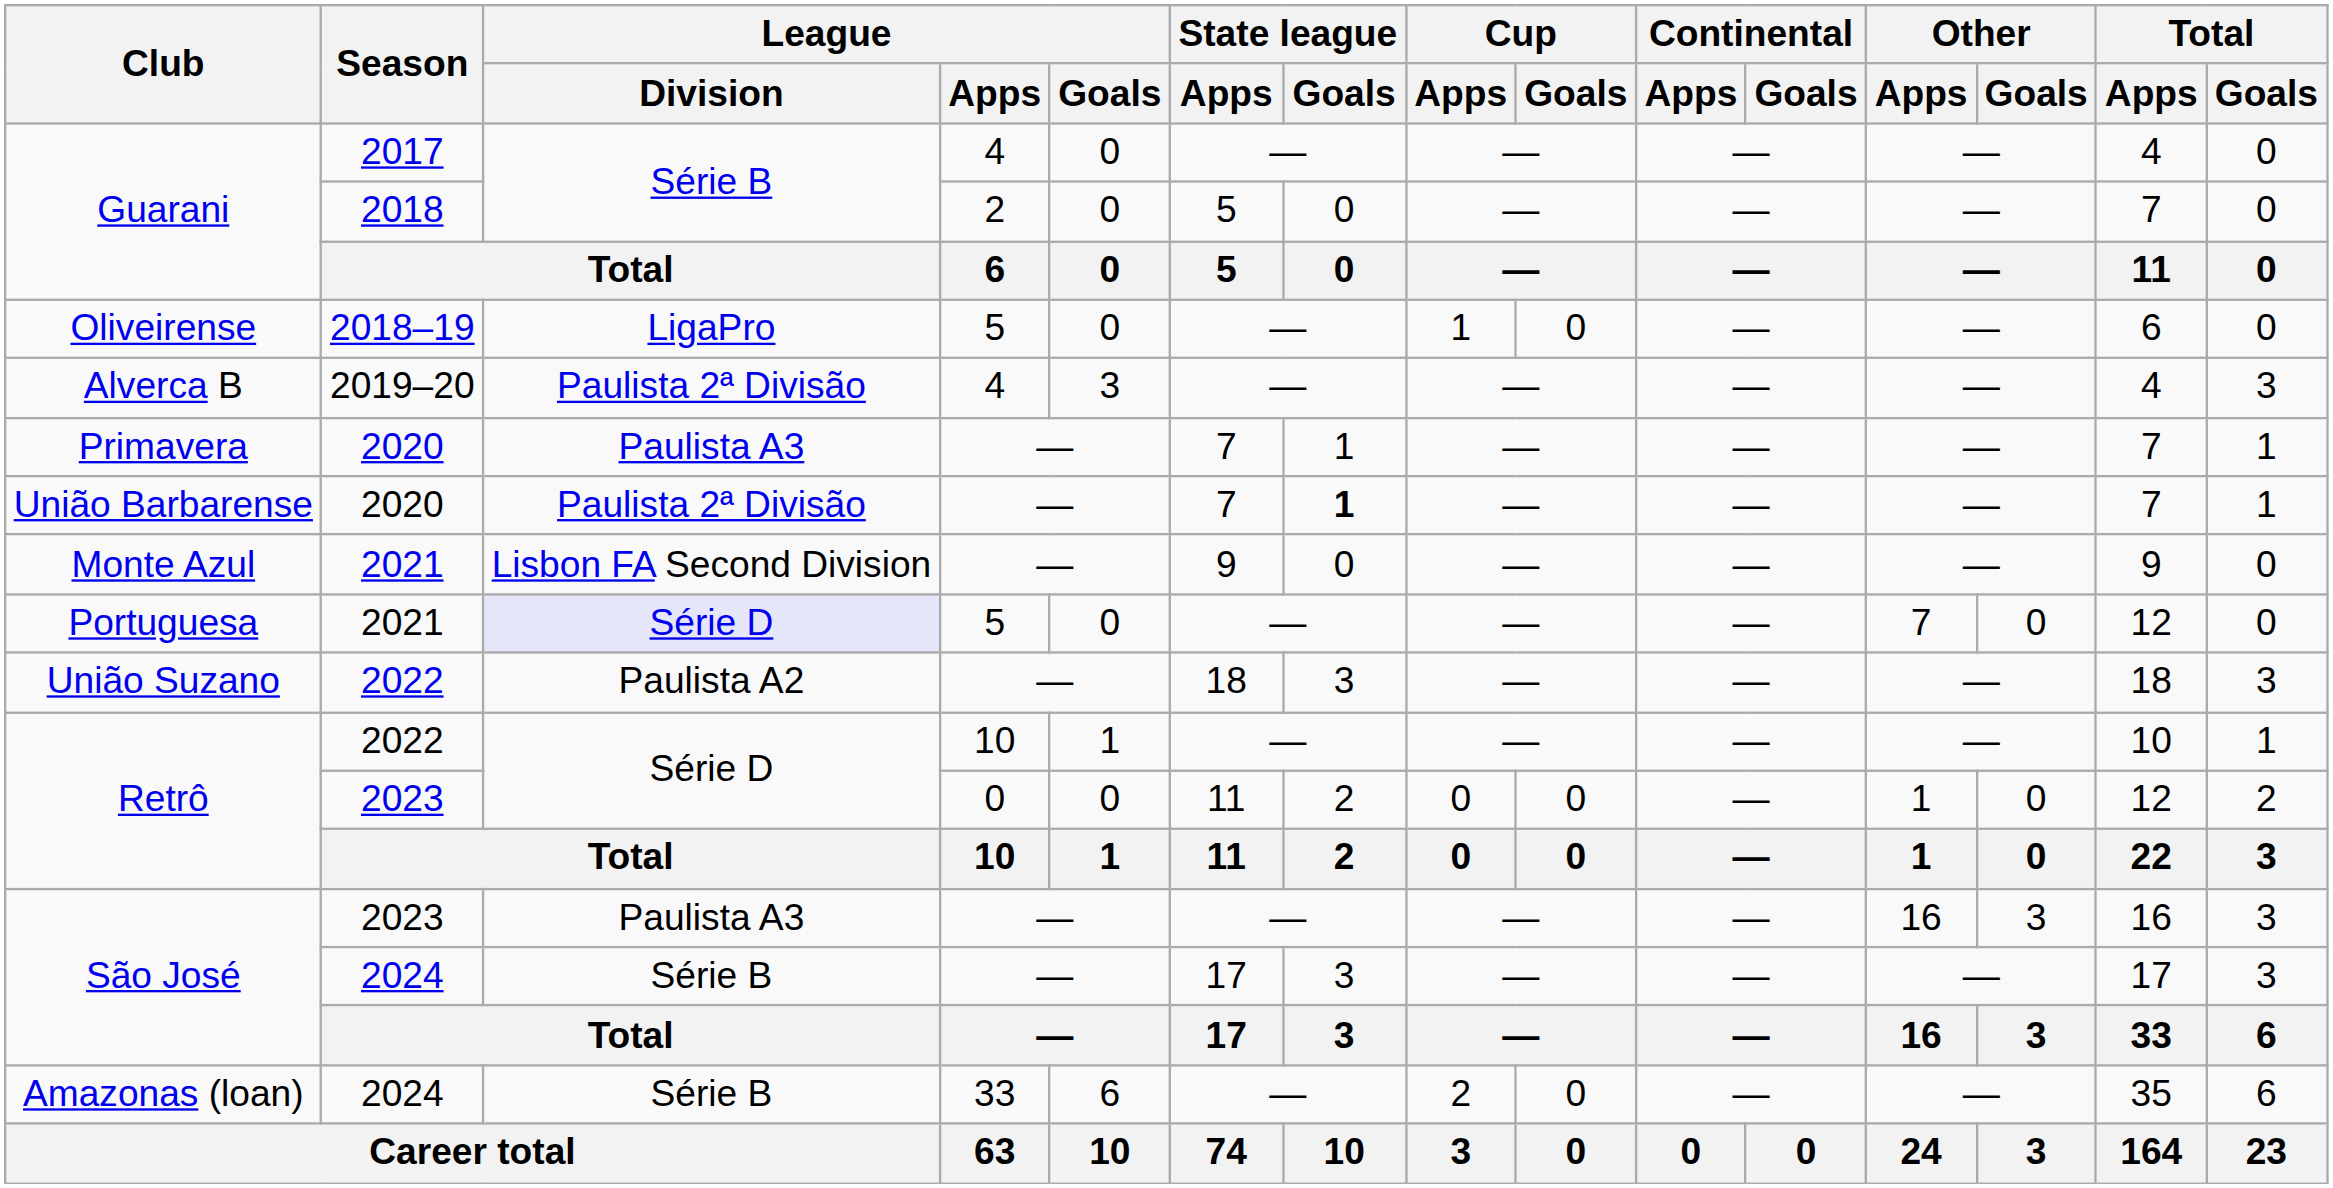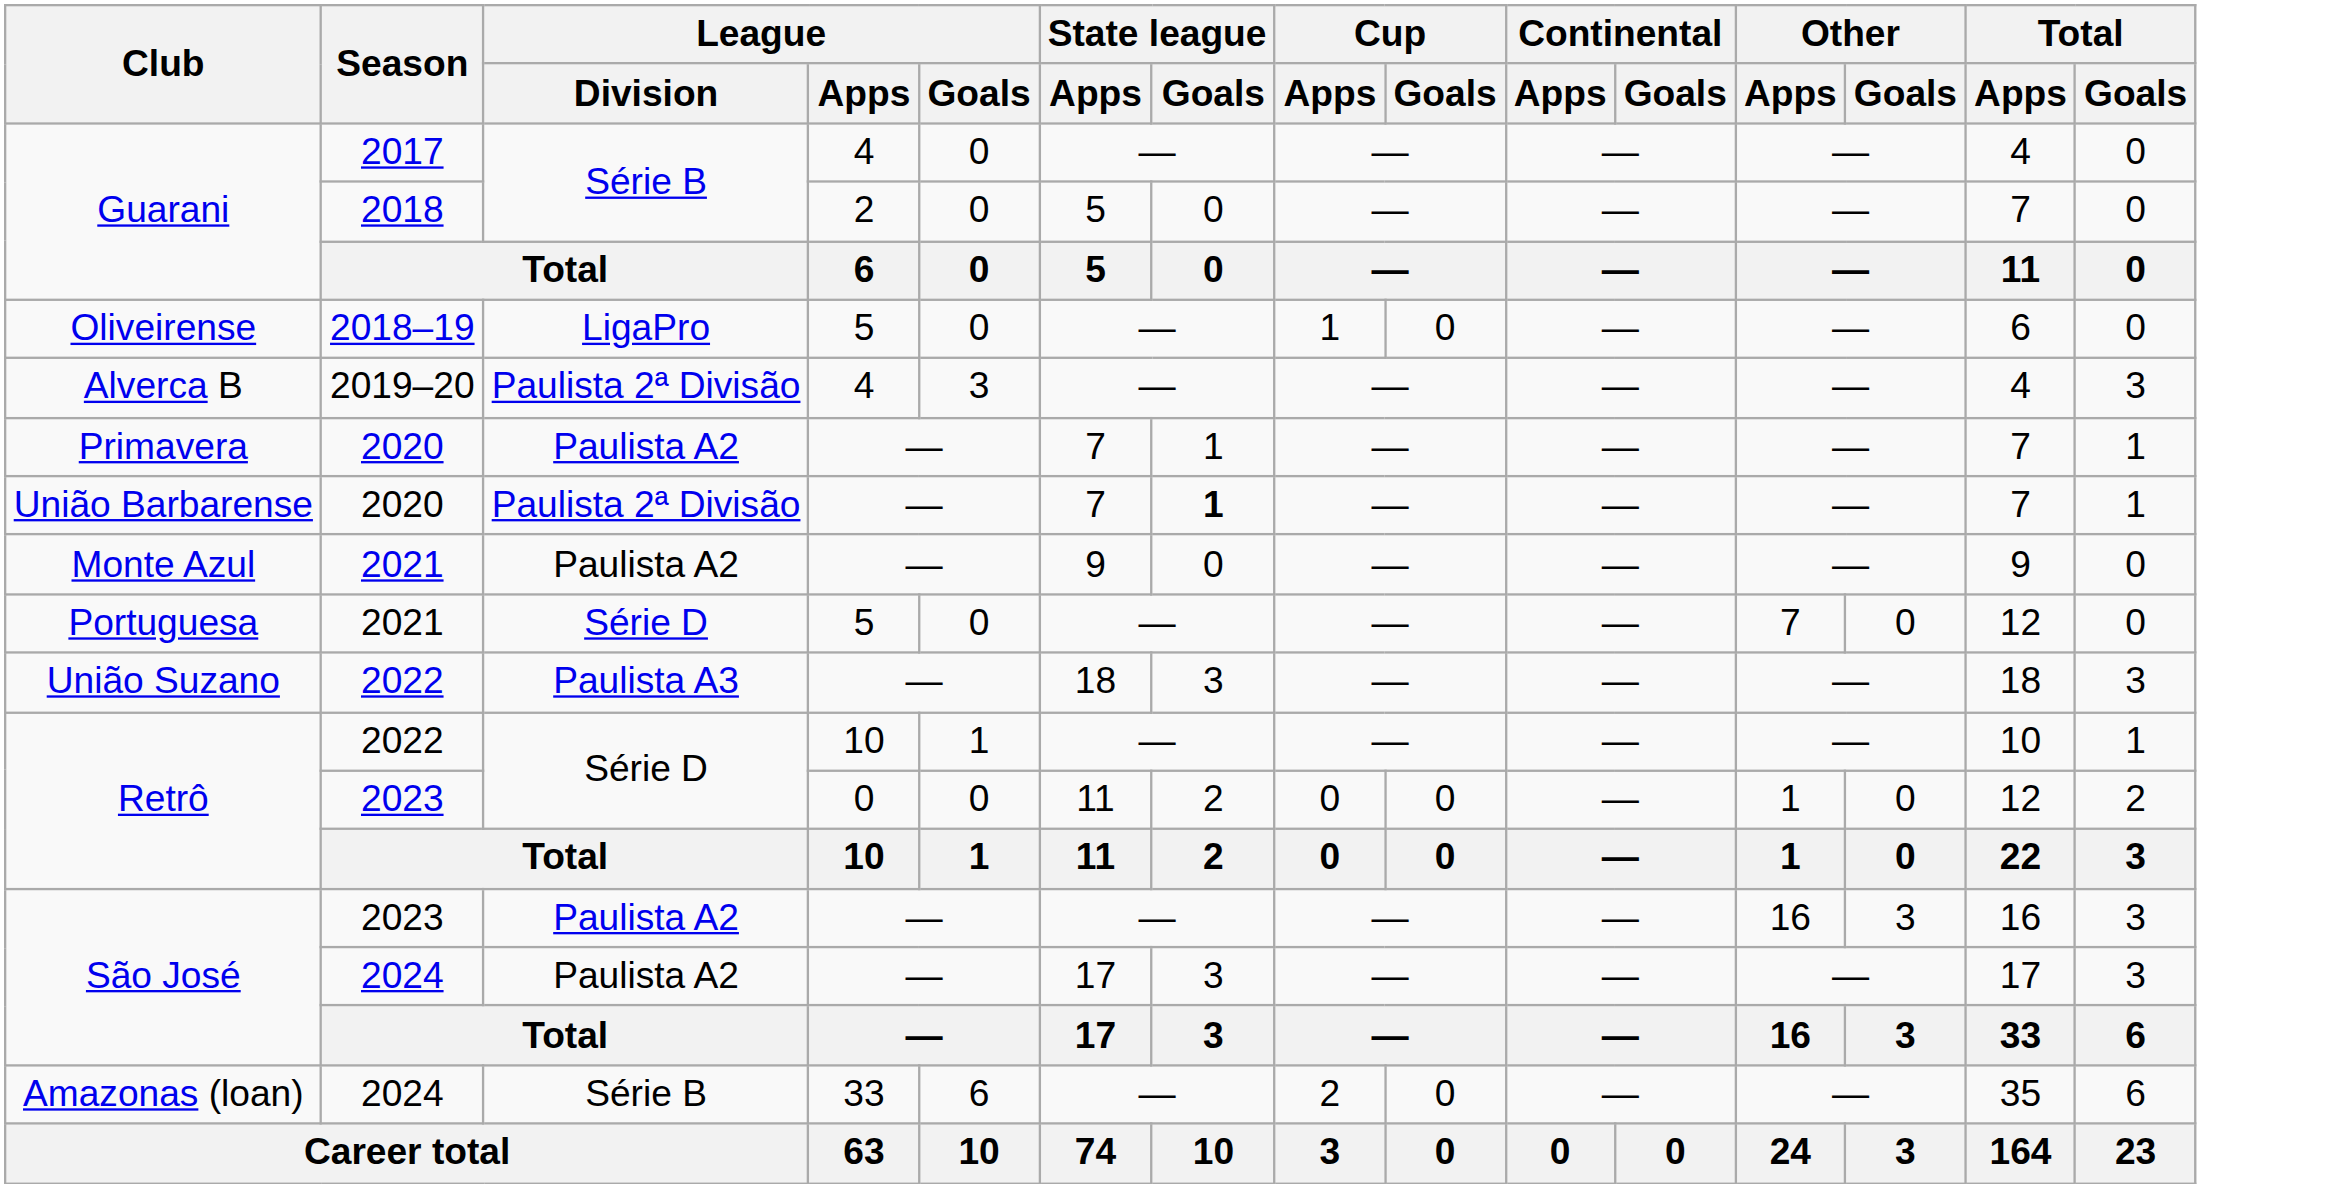(711, 446) Paulista A3 -> (646, 446) Paulista A2
(711, 563) Lisbon FA Second Division -> (646, 563) Paulista A2
(711, 622) lavender background -> (646, 622) no background
(711, 681) Paulista A2 -> (646, 681) Paulista A3
(711, 916) Paulista A3 -> (646, 916) Paulista A2
(711, 975) Série B -> (646, 975) Paulista A2
